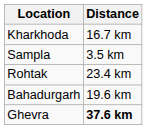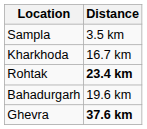rows swapped: (29, 54) <-> (38, 34)
(109, 74) normal -> (109, 74) bold
